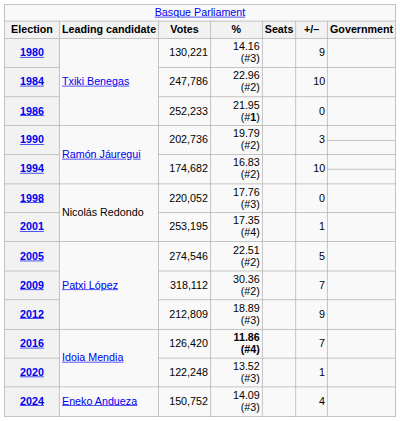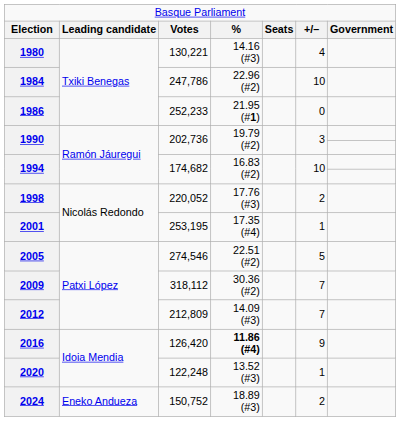(322, 53) 9 -> (322, 53) 4
(322, 198) 0 -> (322, 198) 2
(246, 314) 18.89 (#3) -> (246, 314) 14.09 (#3)
(322, 314) 9 -> (322, 314) 7
(322, 343) 7 -> (322, 343) 9
(246, 401) 14.09 (#3) -> (246, 401) 18.89 (#3)
(322, 401) 4 -> (322, 401) 2
